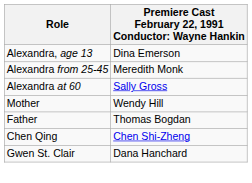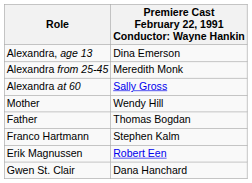- row: (32, 137)
+ row: (48, 137)
+ row: (45, 153)
